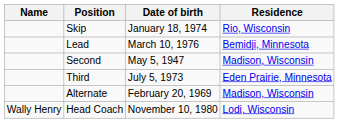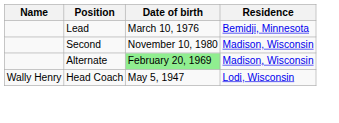- row: (76, 28)
(156, 61) May 5, 1947 -> (173, 45) November 10, 1980
- row: (78, 77)
(170, 93) no background -> (170, 61) lightgreen background
(173, 110) November 10, 1980 -> (156, 77) May 5, 1947
